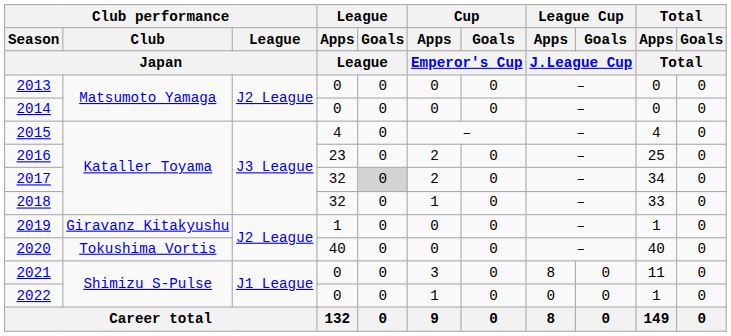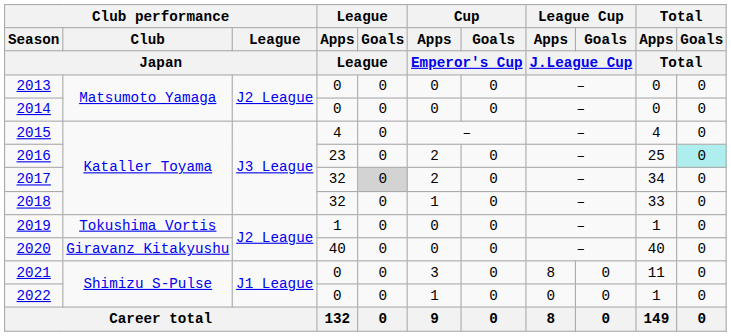(702, 156) no background -> (702, 156) paleturquoise background
(148, 226) Giravanz Kitakyushu -> (148, 226) Tokushima Vortis
(148, 249) Tokushima Vortis -> (148, 249) Giravanz Kitakyushu
